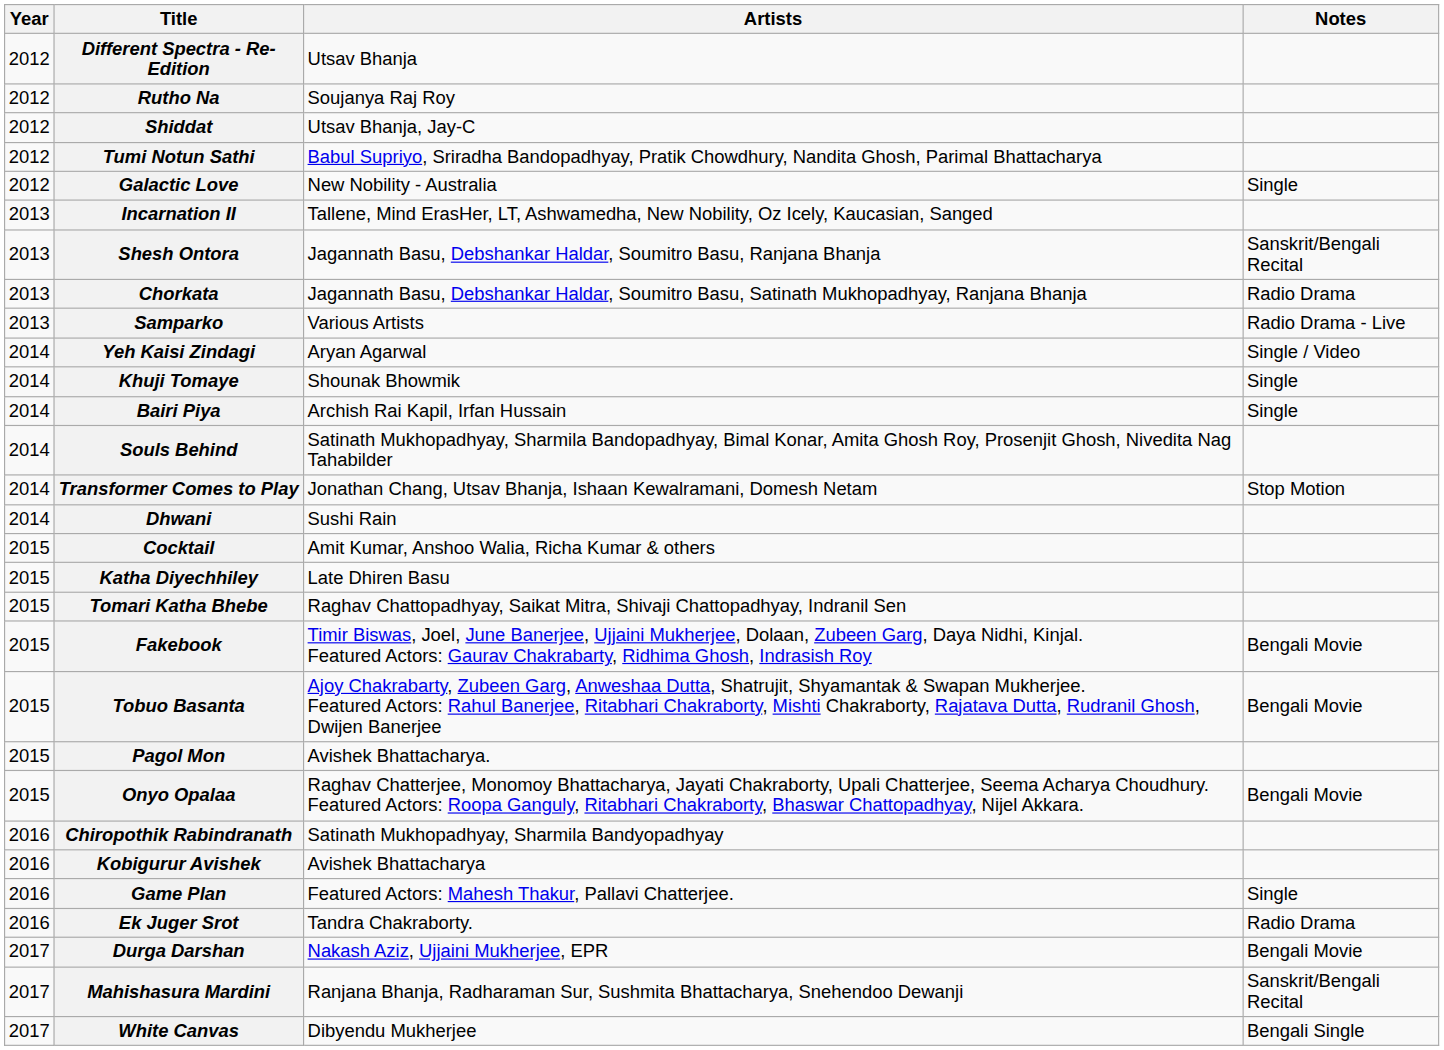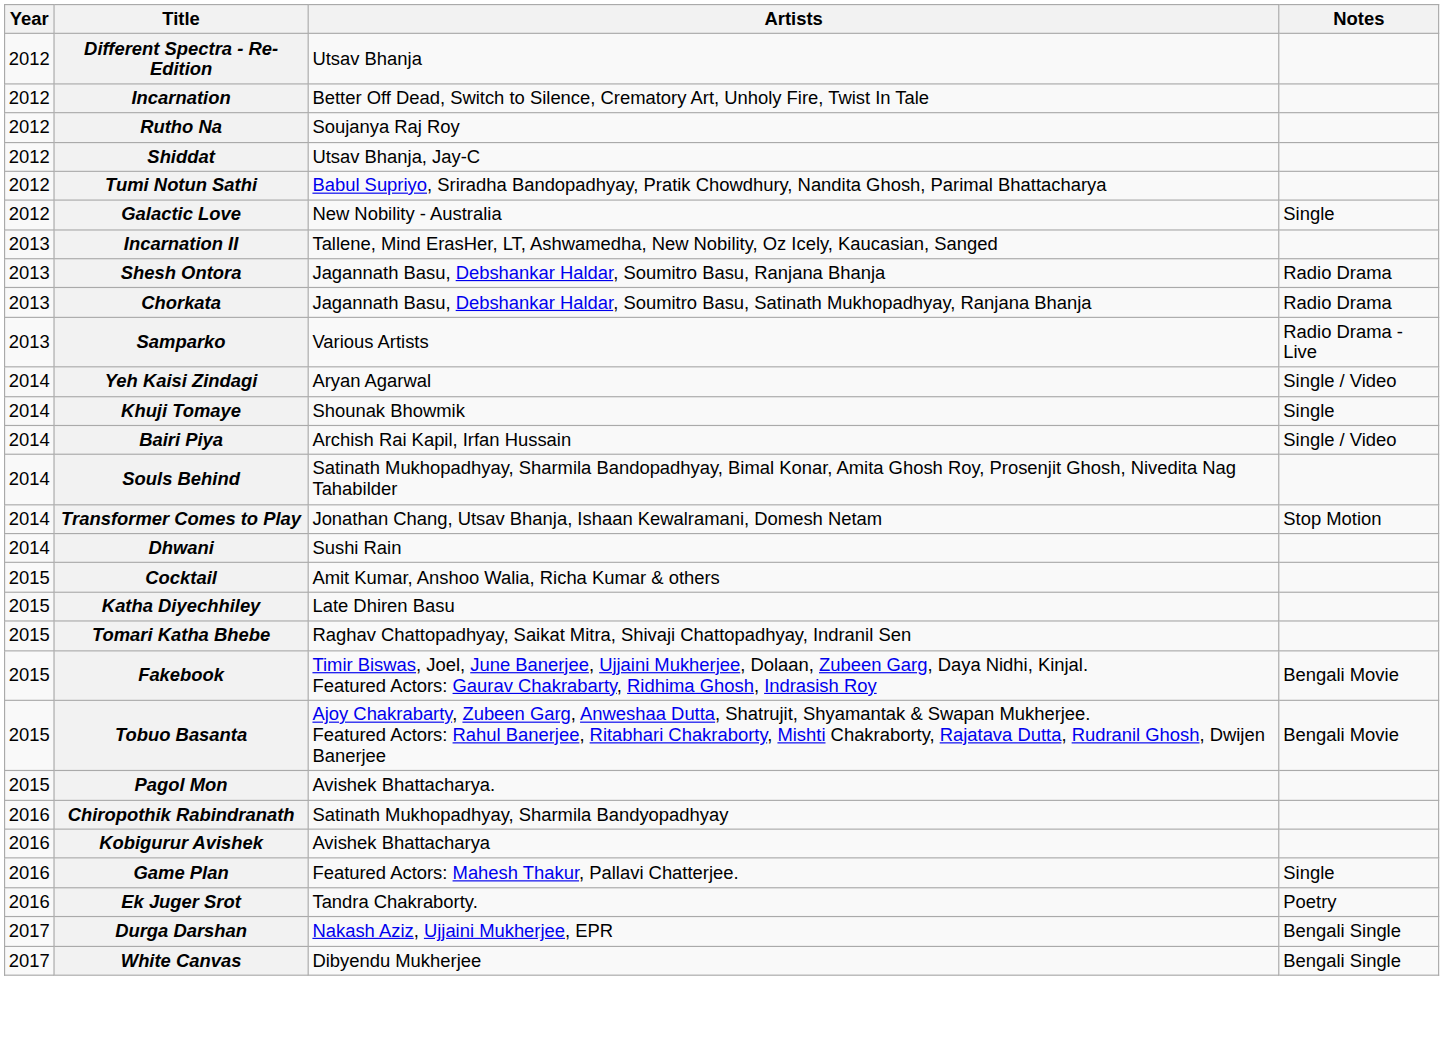+ row: (181, 98)
(1313, 254) Sanskrit/Bengali Recital -> (1338, 273) Radio Drama
(1272, 410) Single -> (1340, 439) Single / Video
- row: (179, 795)
(1301, 922) Radio Drama -> (1310, 902) Poetry
(1305, 951) Bengali Movie -> (1342, 931) Bengali Single
- row: (179, 991)
